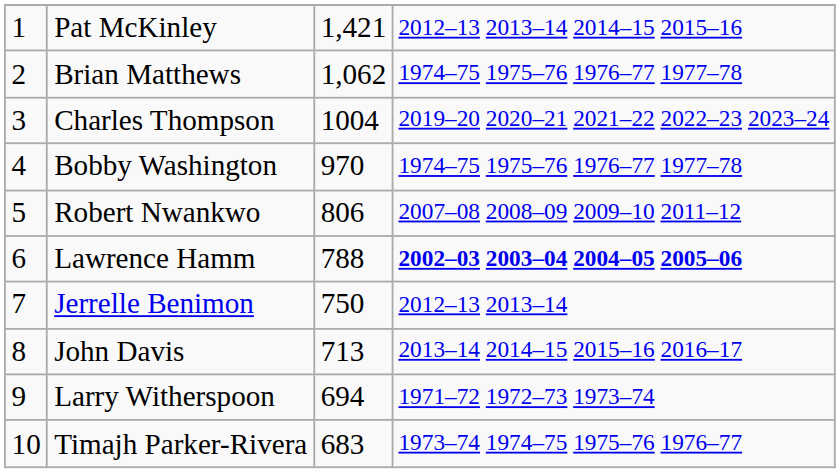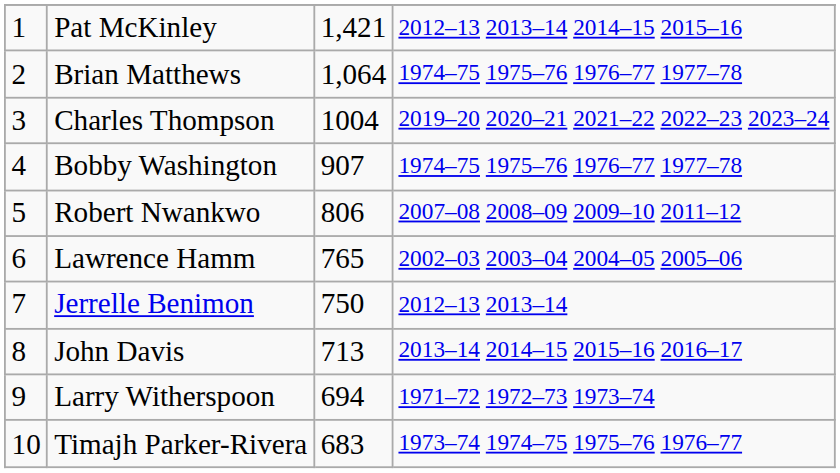(353, 73) 1,062 -> (353, 73) 1,064
(343, 166) 970 -> (343, 166) 907
(343, 258) 788 -> (343, 258) 765
(570, 258) bold -> (570, 258) normal
